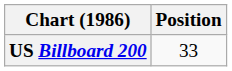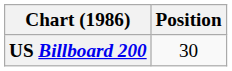(189, 50) 33 -> (189, 50) 30
